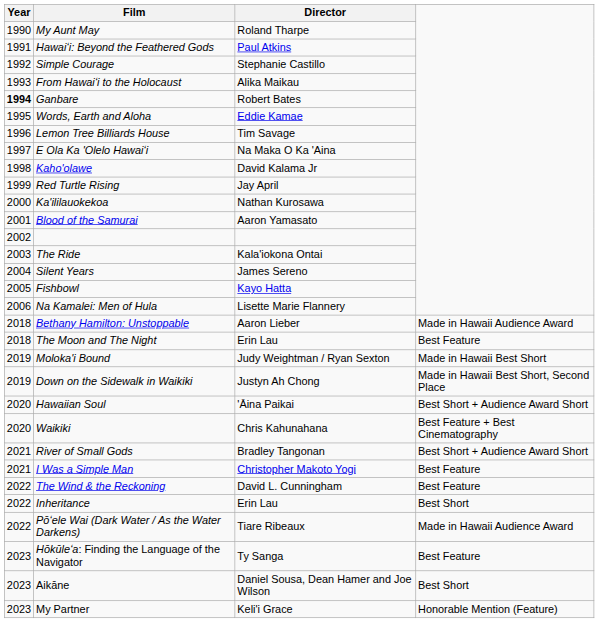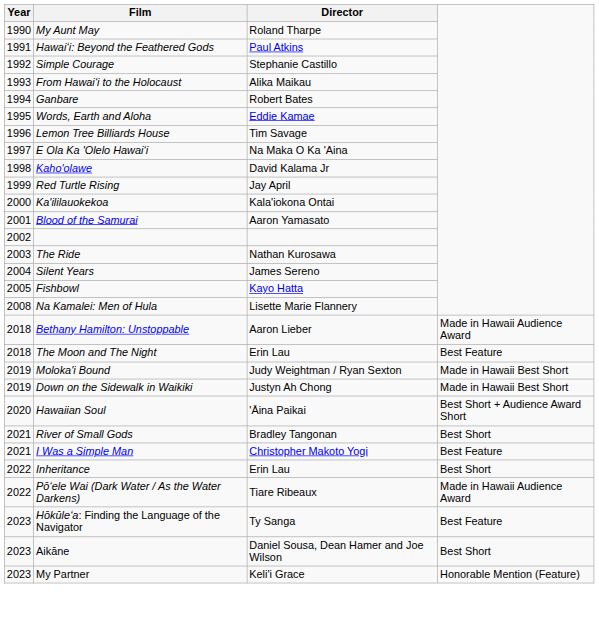(19, 99) bold -> (19, 99) normal
(281, 202) Nathan Kurosawa -> (292, 202) Kala'iokona Ontai
(280, 254) Kala'iokona Ontai -> (293, 254) Nathan Kurosawa
(19, 306) 2006 -> (19, 306) 2008
(504, 381) Made in Hawaii Best Short, Second Place -> (504, 387) Made in Hawaii Best Short
- row: (53, 428)
(503, 451) Best Short + Audience Award Short -> (465, 434) Best Short
- row: (101, 486)
